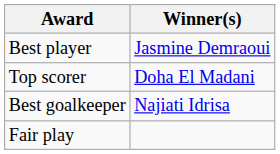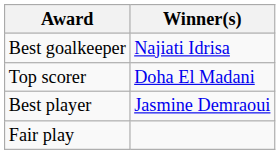rows swapped: (50, 47) <-> (67, 105)
